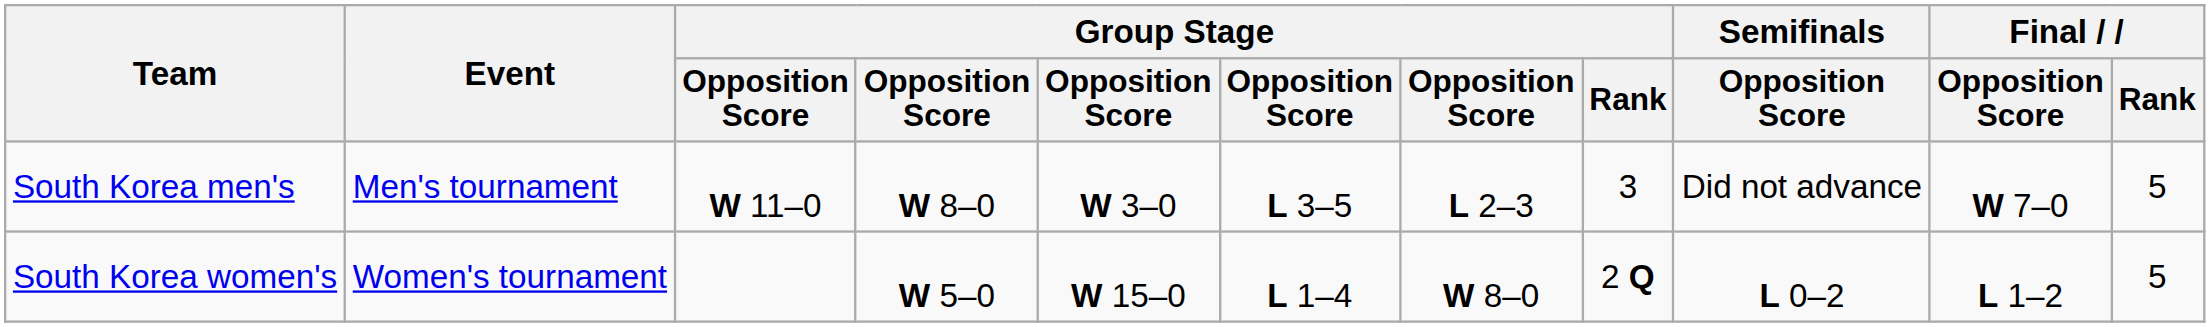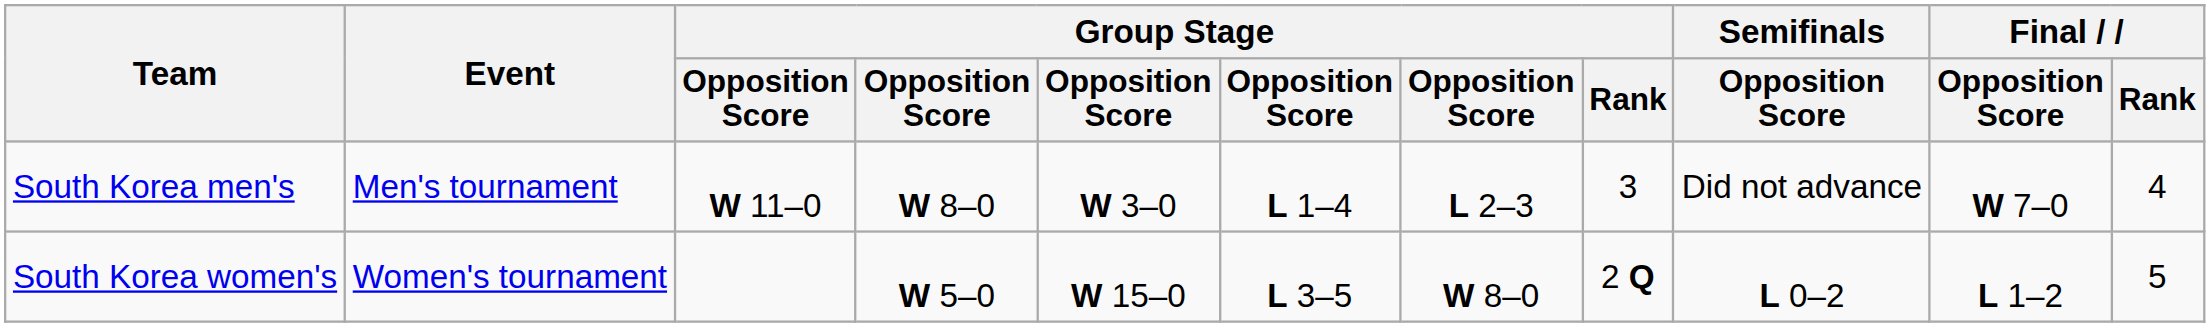(1310, 206) L 3–5 -> (1310, 206) L 1–4
(2157, 187) 5 -> (2157, 187) 4
(1310, 295) L 1–4 -> (1310, 295) L 3–5
